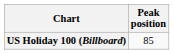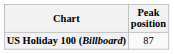(148, 40) 85 -> (148, 40) 87
